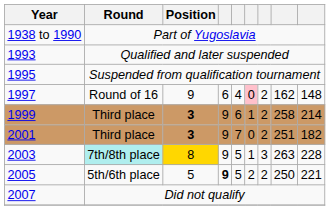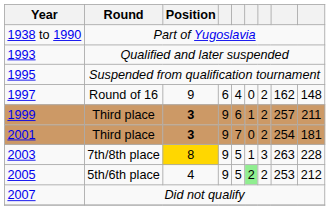(251, 95) pink background -> (251, 95) no background
(284, 115) 258 -> (284, 115) 257
(311, 115) 214 -> (311, 115) 211
(284, 135) 251 -> (284, 135) 254
(311, 135) 182 -> (311, 135) 181
(124, 155) paleturquoise background -> (124, 155) no background
(191, 175) 5 -> (191, 175) 4
(225, 175) bold -> (225, 175) normal
(251, 175) no background -> (251, 175) lightgreen background
(284, 175) 250 -> (284, 175) 253
(311, 175) 221 -> (311, 175) 212
